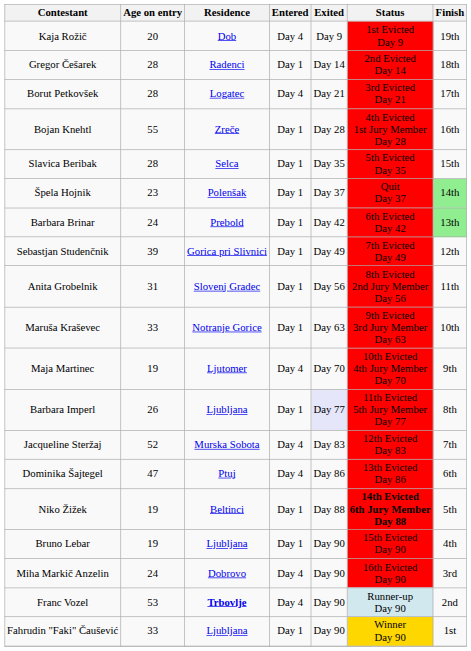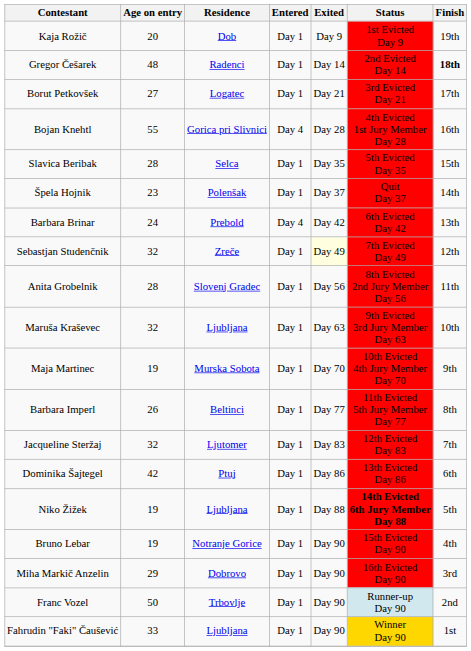(290, 36) Day 4 -> (290, 36) Day 1
(153, 65) 28 -> (153, 65) 48
(450, 65) normal -> (450, 65) bold
(153, 94) 28 -> (153, 94) 27
(290, 94) Day 4 -> (290, 94) Day 1
(227, 129) Zreče -> (227, 129) Gorica pri Slivnici
(290, 129) Day 1 -> (290, 129) Day 4
(450, 193) lightgreen background -> (450, 193) no background
(290, 222) Day 1 -> (290, 222) Day 4
(450, 222) lightgreen background -> (450, 222) no background
(153, 251) 39 -> (153, 251) 32
(227, 251) Gorica pri Slivnici -> (227, 251) Zreče
(329, 251) no background -> (329, 251) lightyellow background
(153, 286) 31 -> (153, 286) 28
(153, 327) 33 -> (153, 327) 32
(227, 327) Notranje Gorice -> (227, 327) Ljubljana
(227, 368) Ljutomer -> (227, 368) Murska Sobota
(290, 368) Day 4 -> (290, 368) Day 1
(227, 409) Ljubljana -> (227, 409) Beltinci
(329, 409) lavender background -> (329, 409) no background
(153, 445) 52 -> (153, 445) 32
(227, 445) Murska Sobota -> (227, 445) Ljutomer
(290, 445) Day 4 -> (290, 445) Day 1
(153, 474) 47 -> (153, 474) 42
(290, 474) Day 4 -> (290, 474) Day 1
(227, 509) Beltinci -> (227, 509) Ljubljana
(227, 544) Ljubljana -> (227, 544) Notranje Gorice
(153, 573) 24 -> (153, 573) 29
(290, 573) Day 4 -> (290, 573) Day 1
(153, 602) 53 -> (153, 602) 50
(227, 602) bold -> (227, 602) normal
(290, 602) Day 4 -> (290, 602) Day 1
